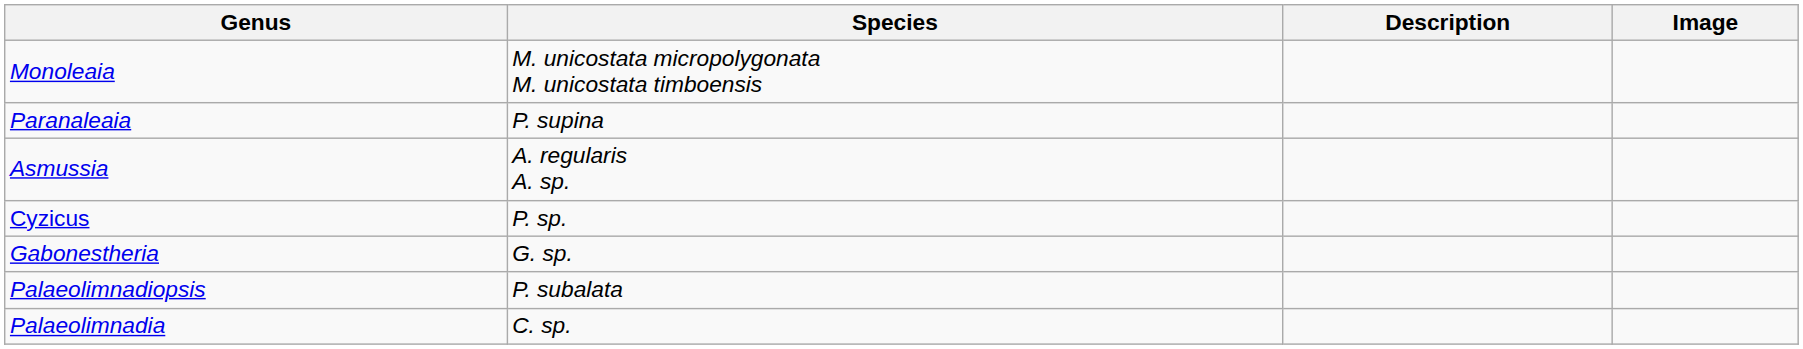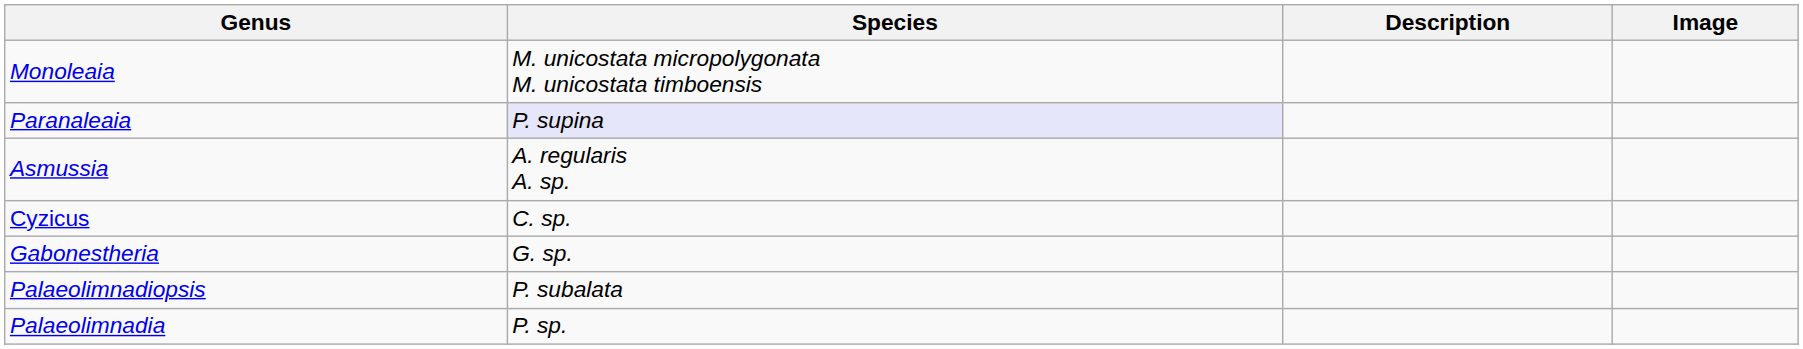(558, 120) no background -> (558, 120) lavender background
(540, 217) P. sp. -> (542, 217) C. sp.
(542, 325) C. sp. -> (540, 325) P. sp.
